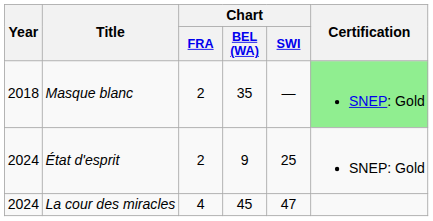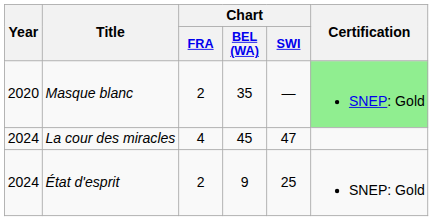(23, 94) 2018 -> (23, 94) 2020
rows swapped: (82, 160) <-> (110, 204)
